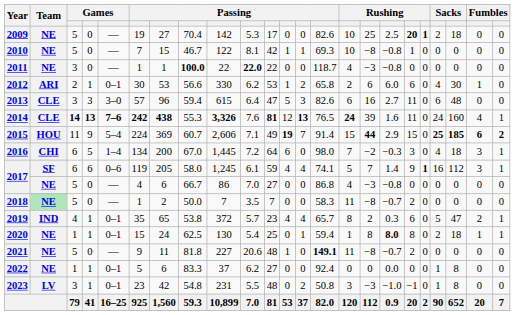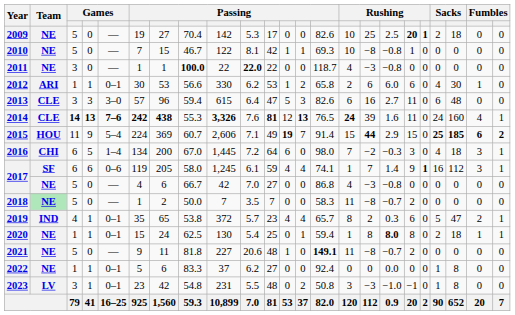(75, 84) 2 -> (75, 84) 1
(349, 168) 5 -> (349, 168) 1
(224, 185) 86 -> (224, 185) 42
